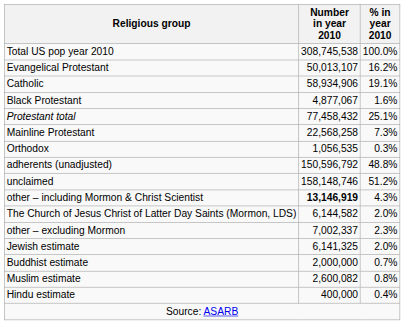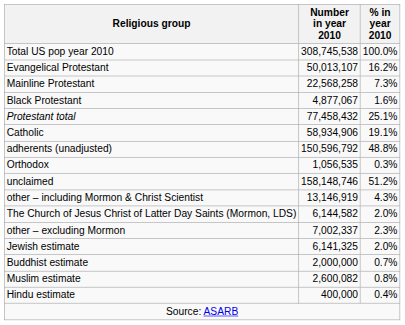rows swapped: (51, 133) <-> (25, 84)
rows swapped: (28, 149) <-> (59, 165)
(332, 198) bold -> (332, 198) normal
